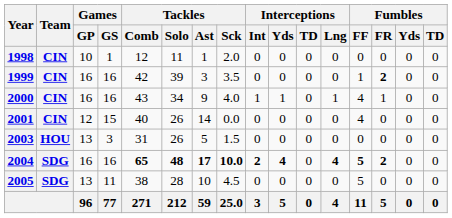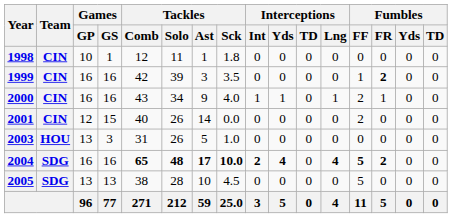(231, 56) 2.0 -> (231, 56) 1.8
(361, 98) 4 -> (361, 98) 2
(361, 118) 4 -> (361, 118) 2
(231, 139) 1.5 -> (231, 139) 1.0
(110, 181) 11 -> (110, 181) 13
